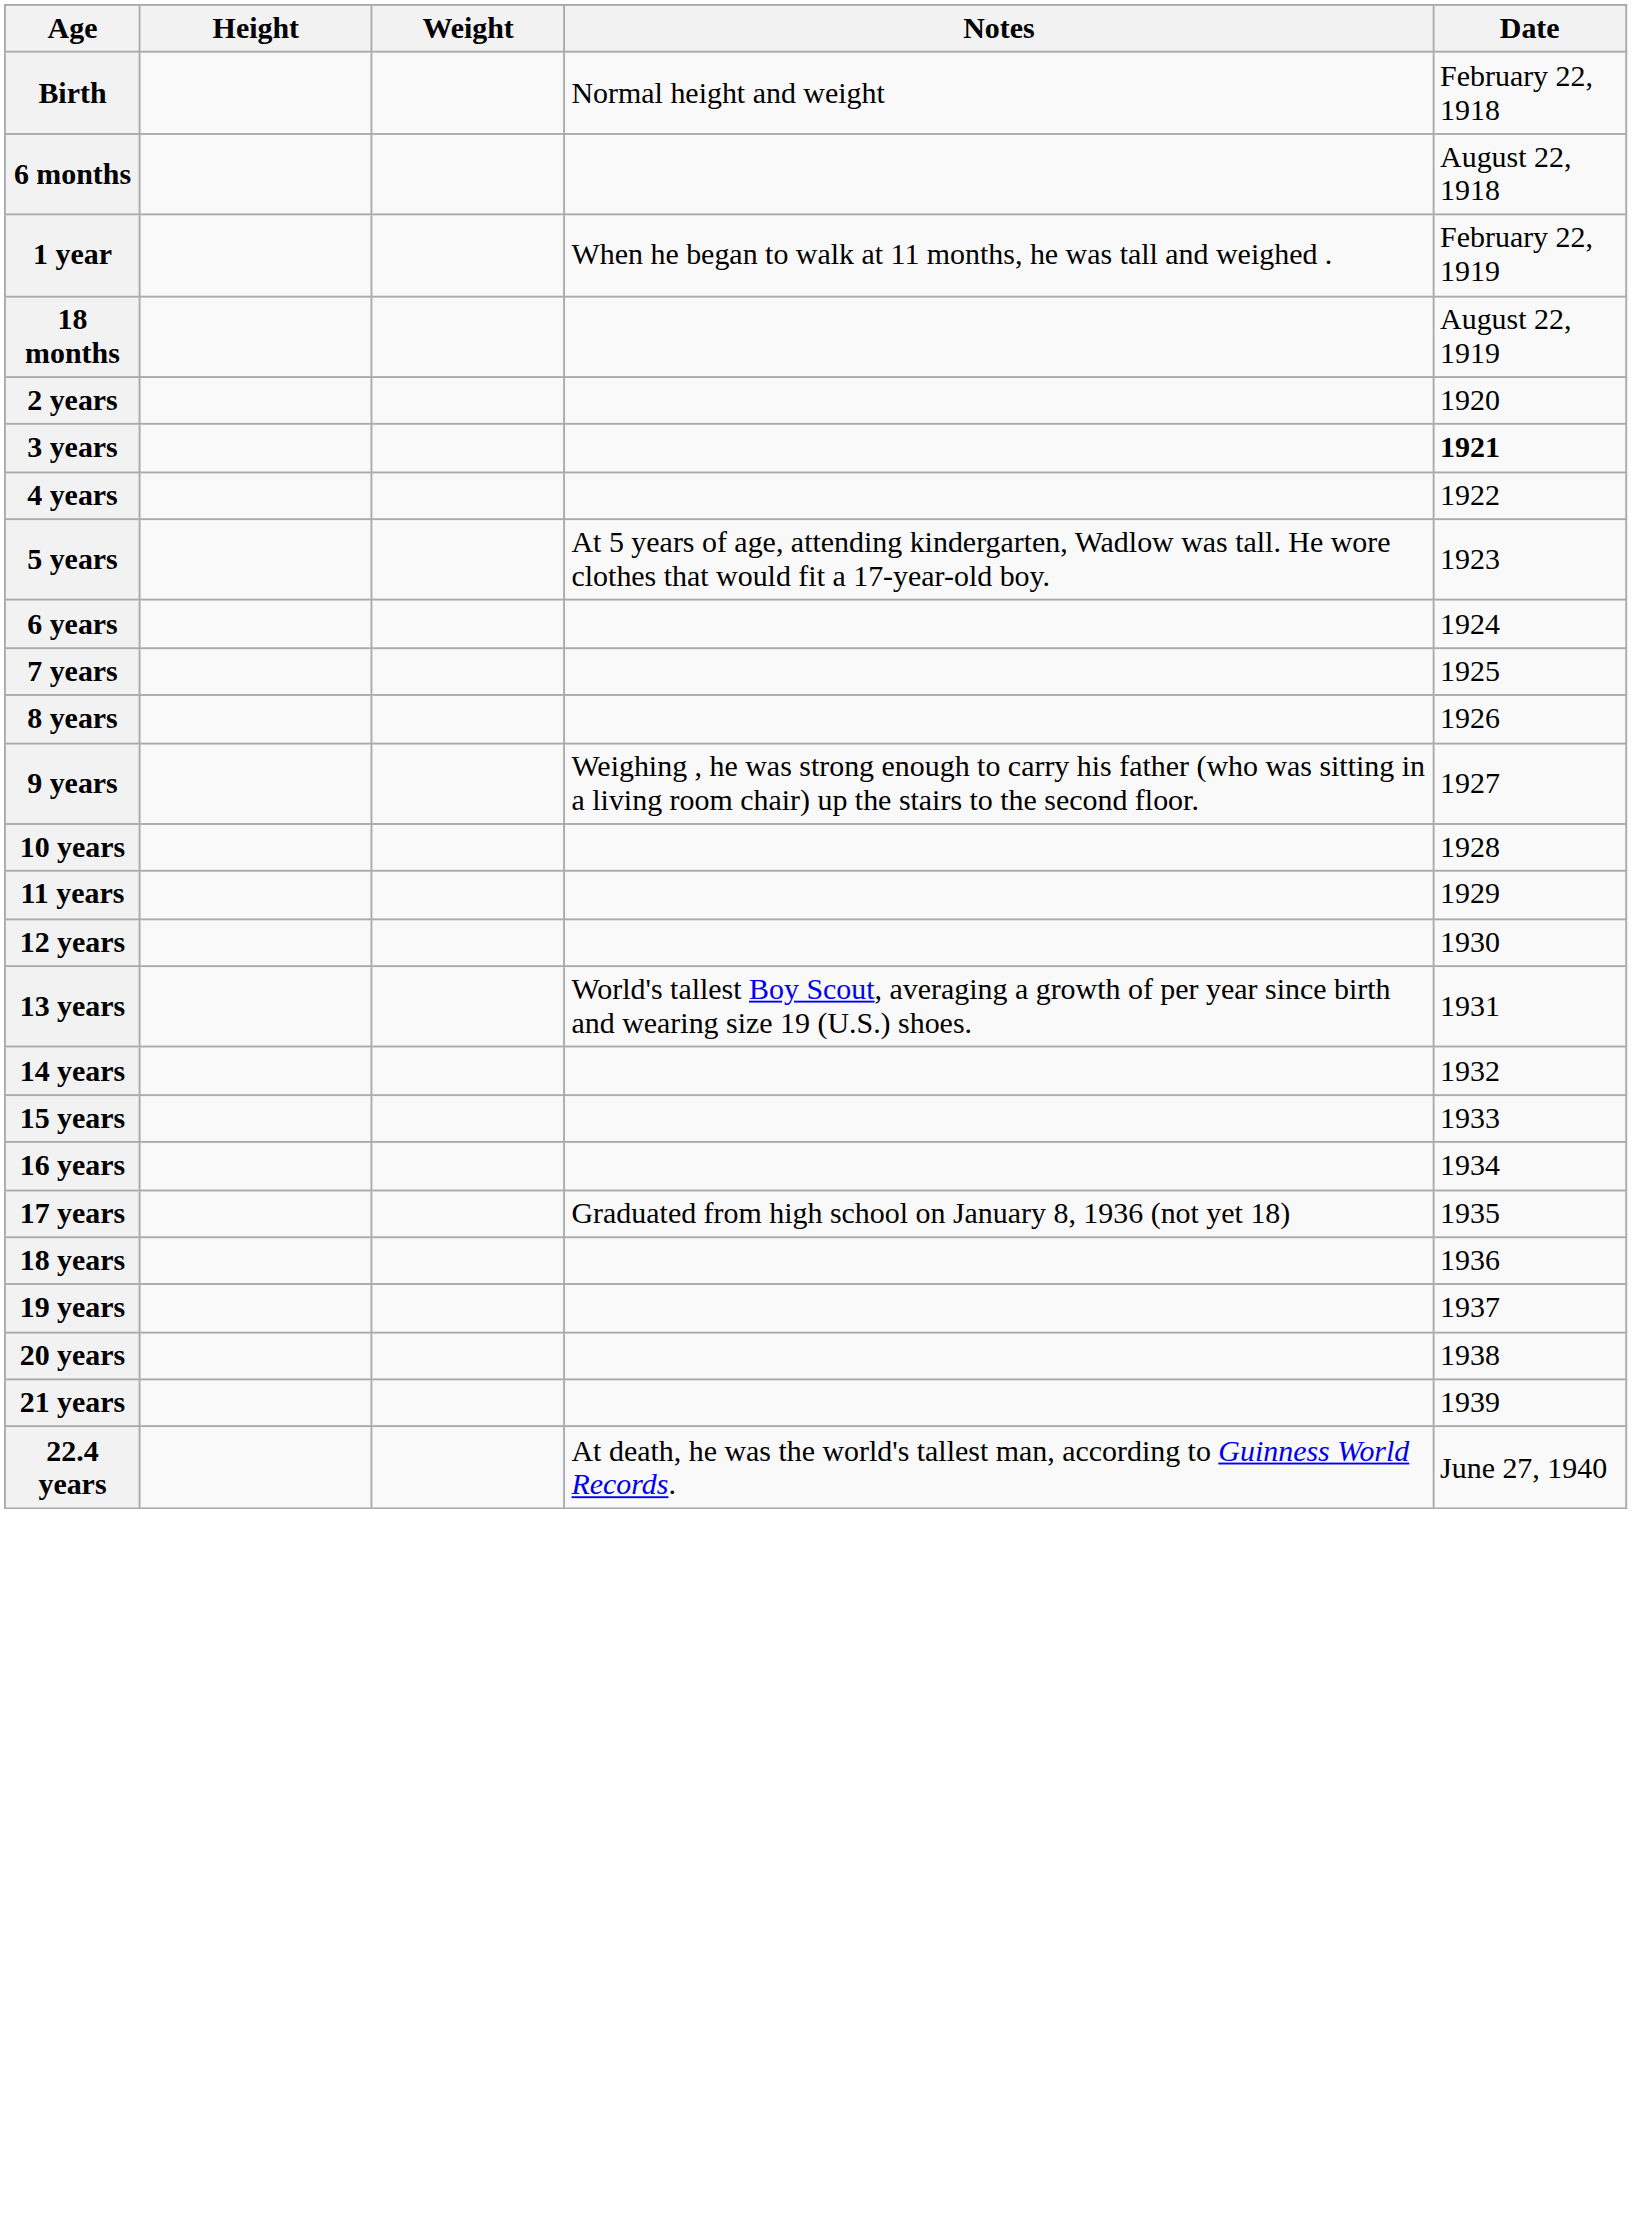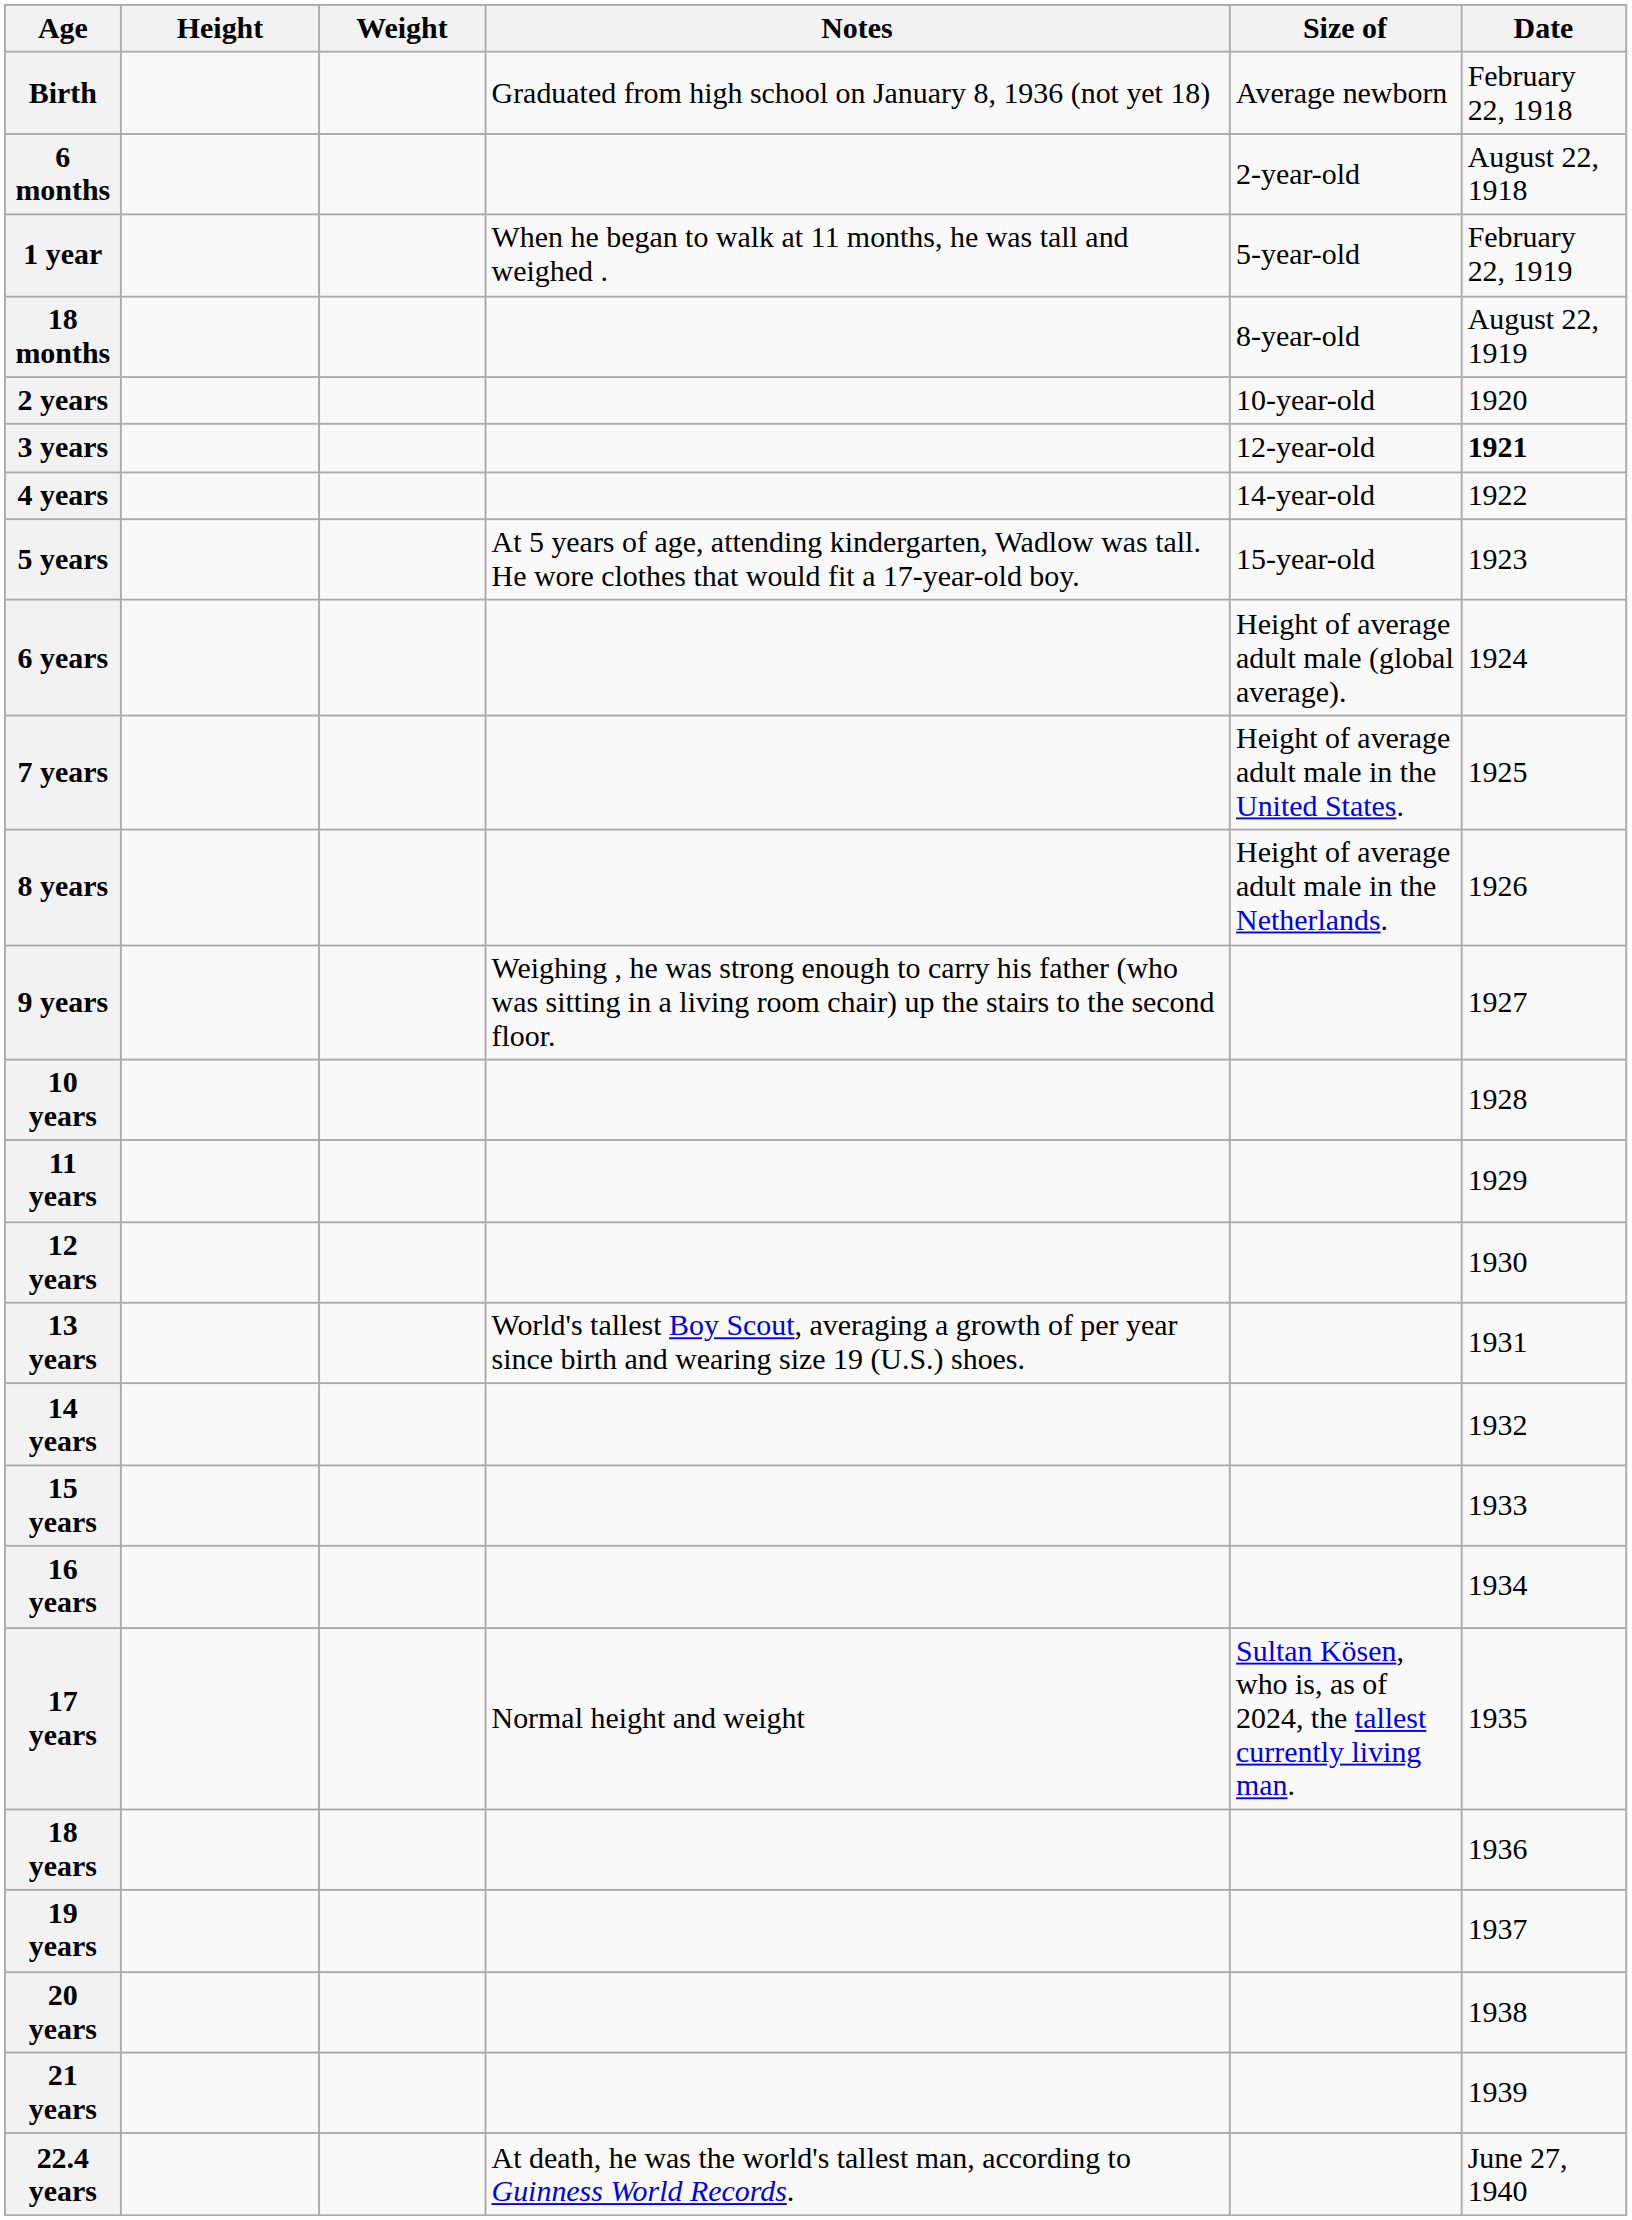+ column: (1345, 28)
(728, 92) Normal height and weight -> (851, 92) Graduated from high school on January 8, 1936 (not yet 18)
(931, 1212) Graduated from high school on January 8, 1936 (not yet 18) -> (648, 1717) Normal height and weight
